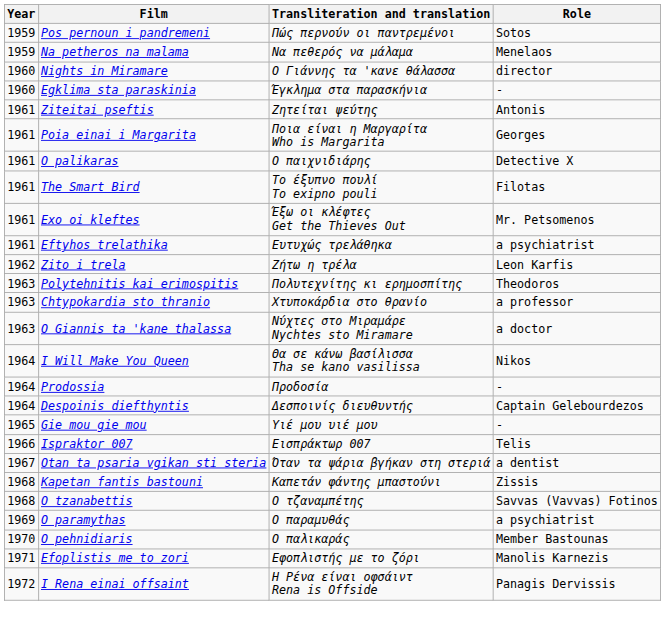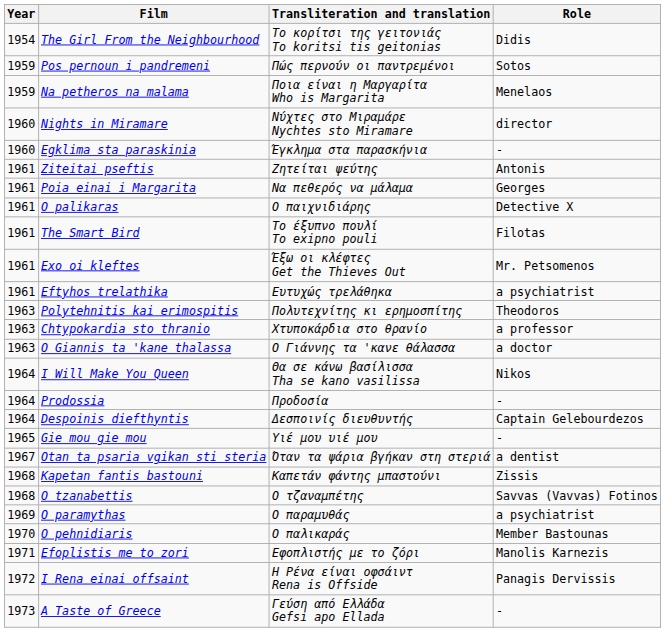+ row: (150, 40)
(342, 52) Να πεθερός να μάλαμα -> (349, 91) Ποια είναι η Μαργαρίτα Who is Margarita
(364, 71) Ο Γιάννης τα 'κανε θάλασσα -> (342, 124) Νύχτες στο Μιραμάρε Nychtes sto Miramare
(349, 135) Ποια είναι η Μαργαρίτα Who is Margarita -> (342, 188) Να πεθερός να μάλαμα
- row: (83, 264)
(342, 328) Νύχτες στο Μιραμάρε Nychtes sto Miramare -> (364, 348) Ο Γιάννης τα 'κανε θάλασσα
- row: (87, 444)
+ row: (101, 611)
